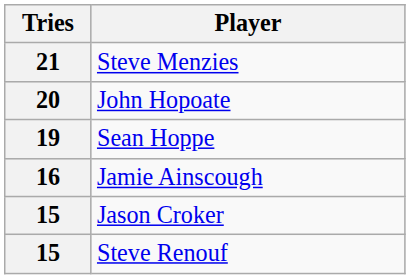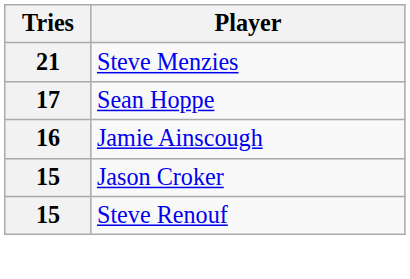- row: (164, 100)
(48, 138) 19 -> (48, 100) 17
